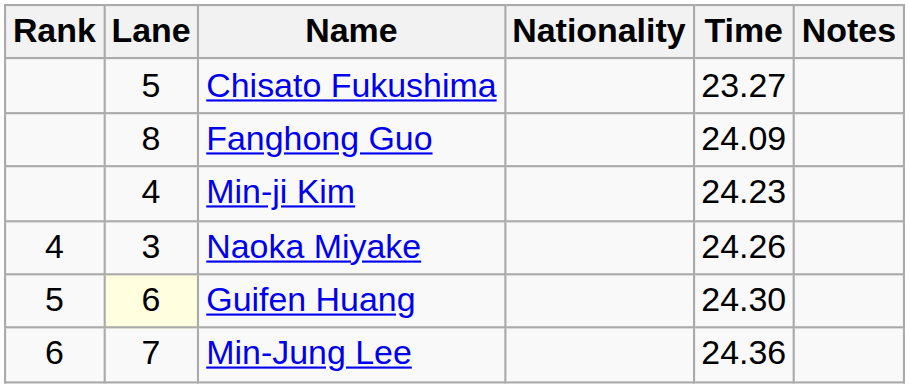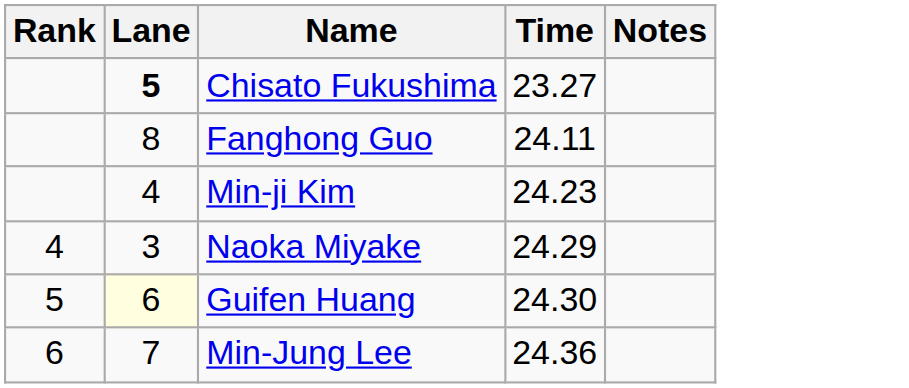- column: (599, 31)
(151, 85) normal -> (151, 85) bold
(744, 138) 24.09 -> (555, 138) 24.11
(744, 246) 24.26 -> (555, 246) 24.29
